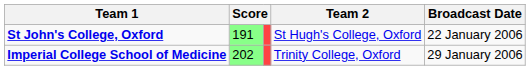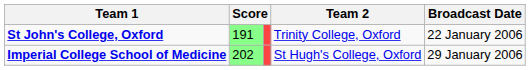(348, 34) St Hugh's College, Oxford -> (337, 34) Trinity College, Oxford
(337, 55) Trinity College, Oxford -> (348, 55) St Hugh's College, Oxford
